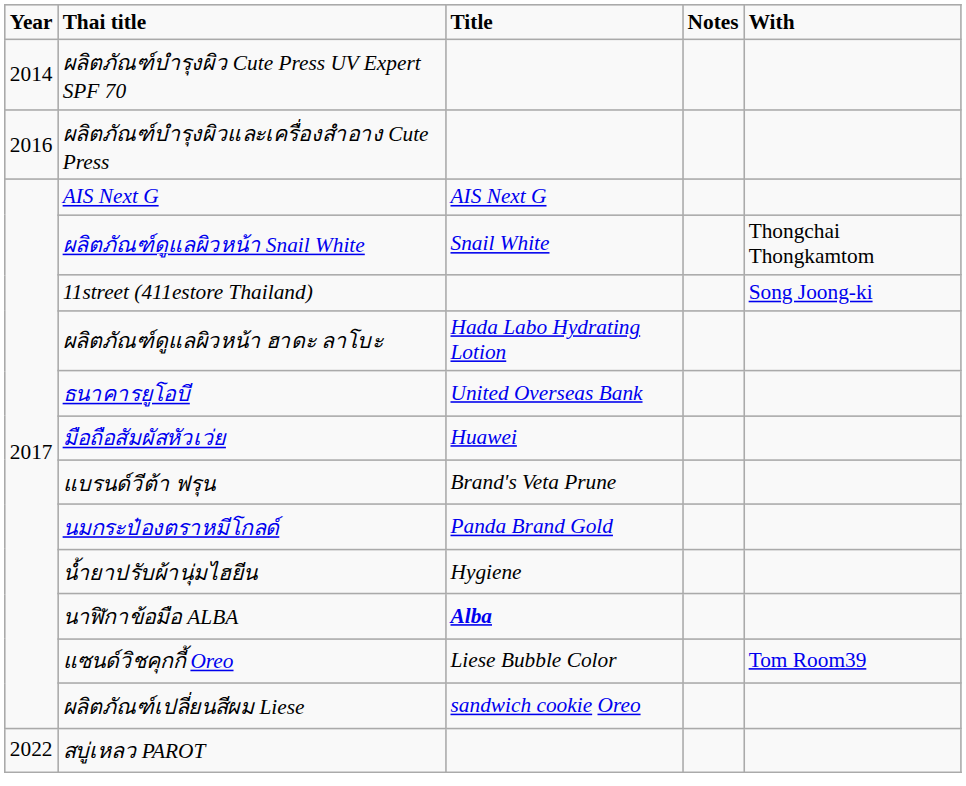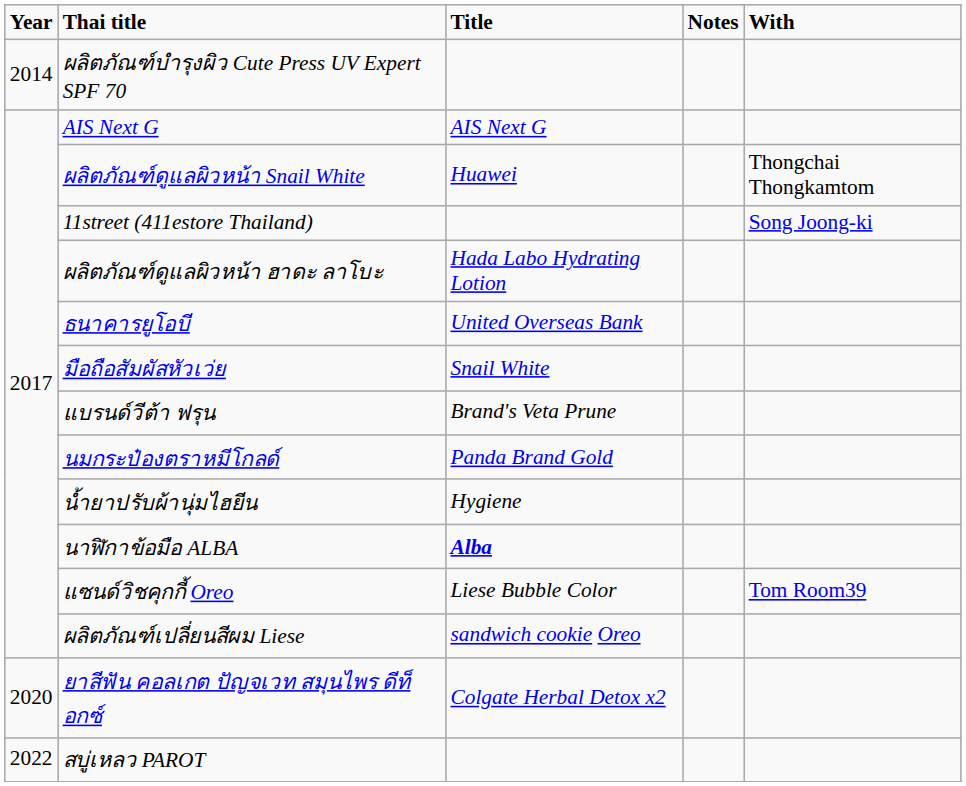- row: (246, 147)
(500, 244) Snail White -> (484, 174) Huawei
(484, 436) Huawei -> (500, 367) Snail White
+ row: (237, 698)
